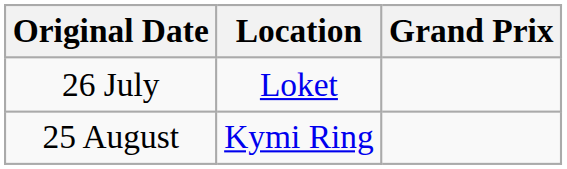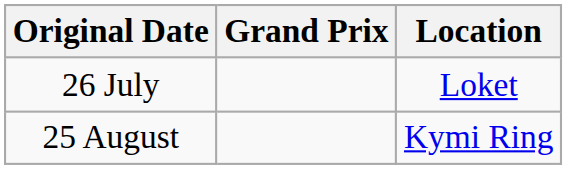columns swapped: (471, 31) <-> (299, 31)
